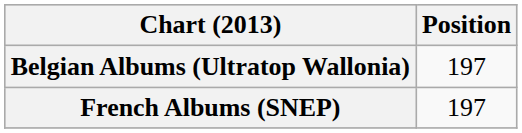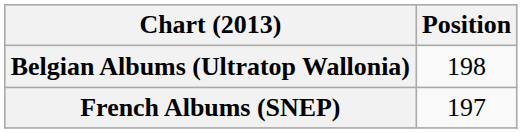(467, 66) 197 -> (467, 66) 198
